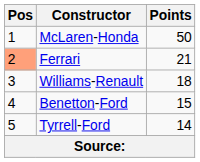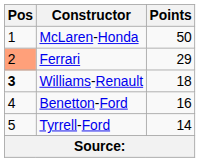(184, 59) 21 -> (184, 59) 29
(12, 81) normal -> (12, 81) bold
(184, 103) 15 -> (184, 103) 16
